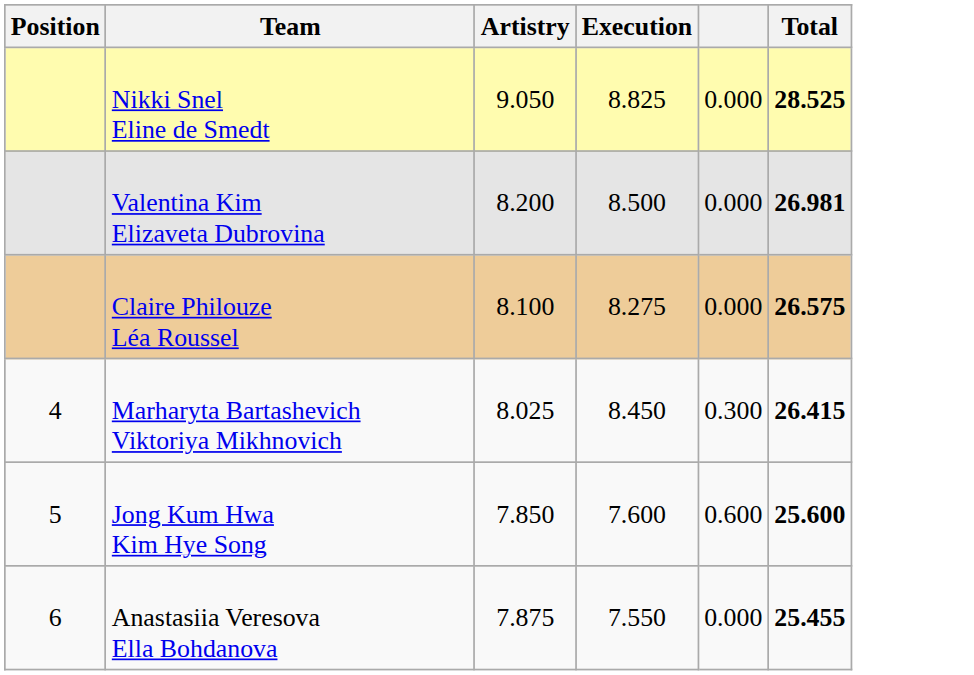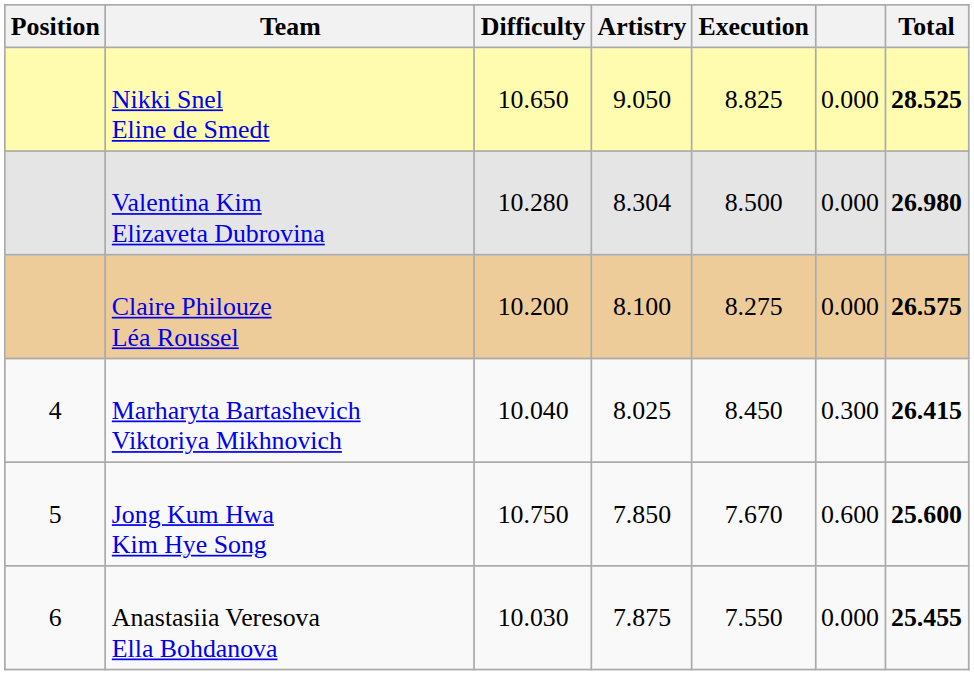+ column: (533, 25)
(525, 203) 8.200 -> (642, 203) 8.304
(810, 203) 26.981 -> (927, 203) 26.980
(637, 514) 7.600 -> (754, 514) 7.670
